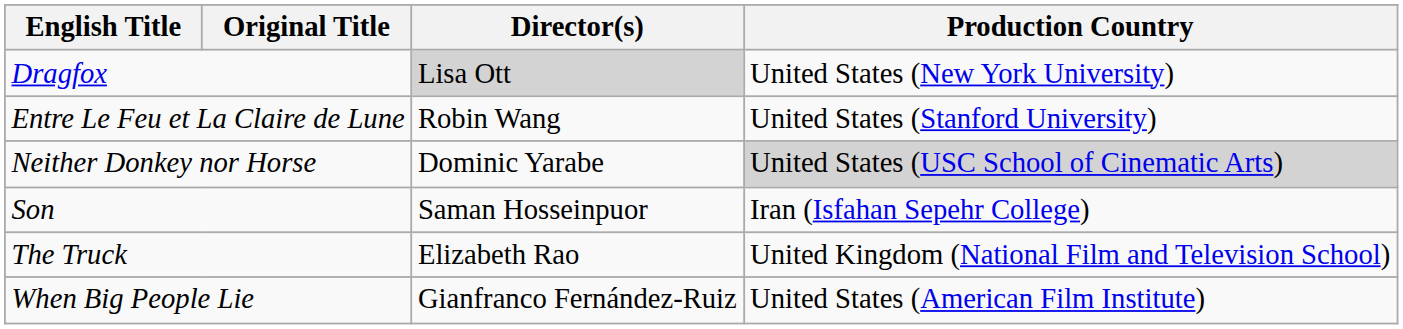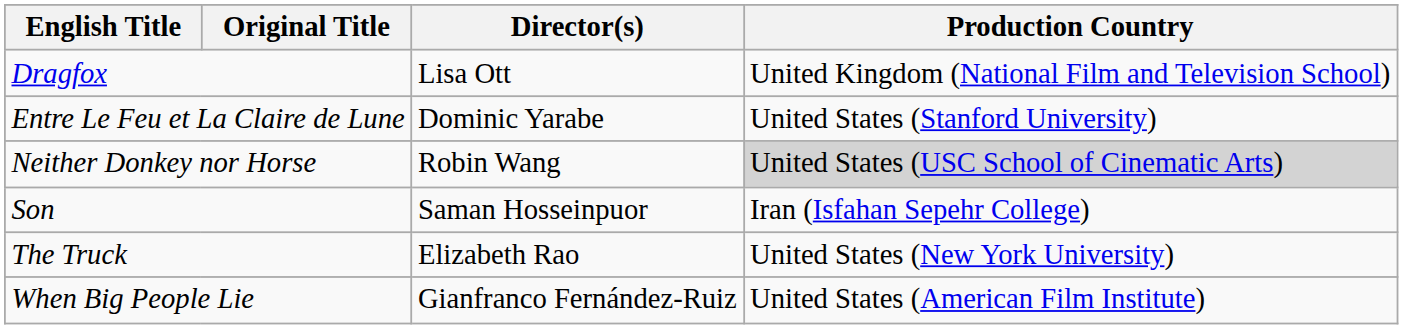(464, 72) lightgrey background -> (464, 72) no background
(962, 72) United States (New York University) -> (1070, 72) United Kingdom (National Film and Television School)
(489, 118) Robin Wang -> (511, 118) Dominic Yarabe
(511, 163) Dominic Yarabe -> (489, 163) Robin Wang
(1070, 254) United Kingdom (National Film and Television School) -> (962, 254) United States (New York University)
